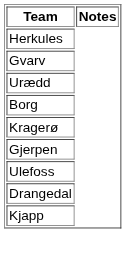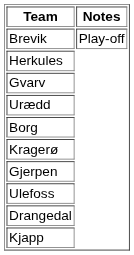+ row: (28, 38)
